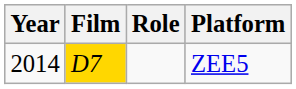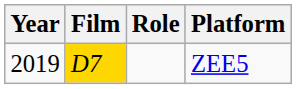(35, 63) 2014 -> (35, 63) 2019
